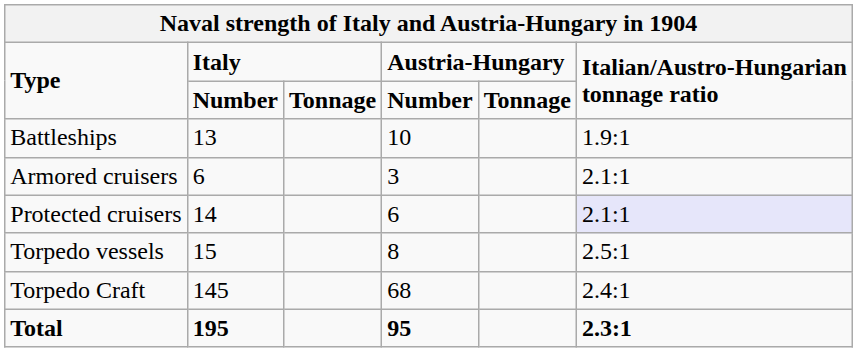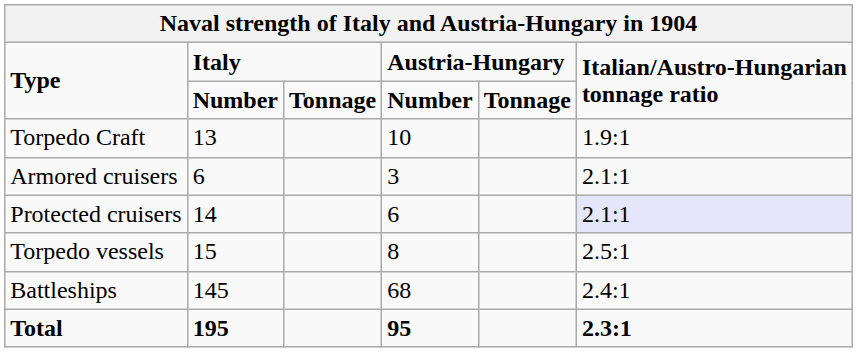(64, 137) Battleships -> (78, 137) Torpedo Craft
(78, 289) Torpedo Craft -> (64, 289) Battleships
